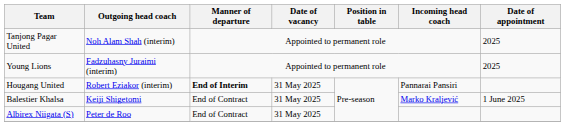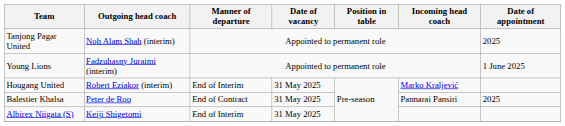(491, 65) 2025 -> (504, 65) 1 June 2025
(220, 85) bold -> (218, 85) normal
(429, 85) Pannarai Pansiri -> (429, 85) Marko Kraljević
(114, 99) Keiji Shigetomi -> (109, 99) Peter de Roo
(429, 99) Marko Kraljević -> (429, 99) Pannarai Pansiri
(504, 99) 1 June 2025 -> (491, 99) 2025
(109, 113) Peter de Roo -> (114, 113) Keiji Shigetomi
(220, 113) End of Contract -> (218, 113) End of Interim
